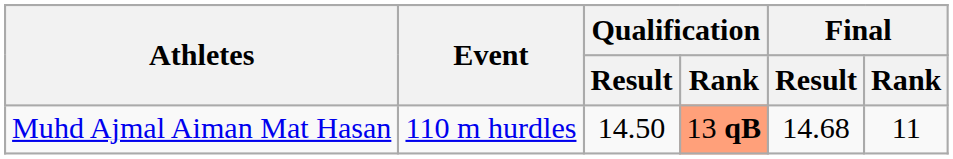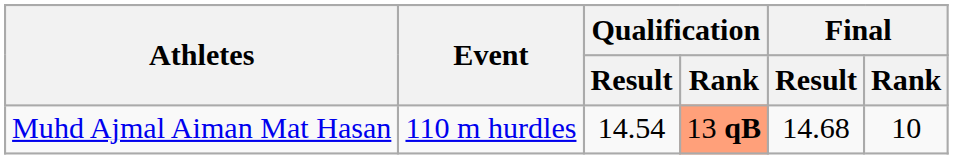(632, 128) 14.50 -> (632, 128) 14.54
(906, 128) 11 -> (906, 128) 10
